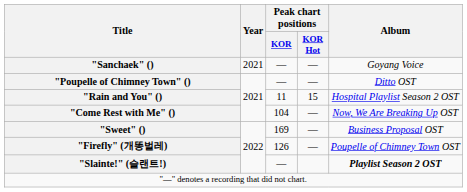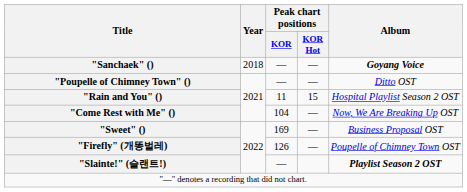(253, 65) 2021 -> (253, 65) 2018
(395, 65) normal -> (395, 65) bold
